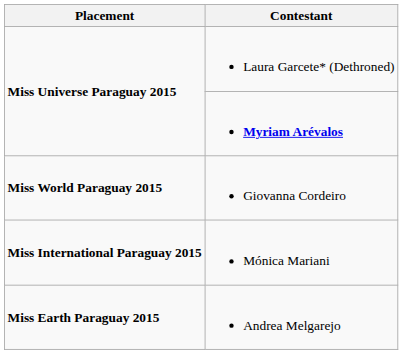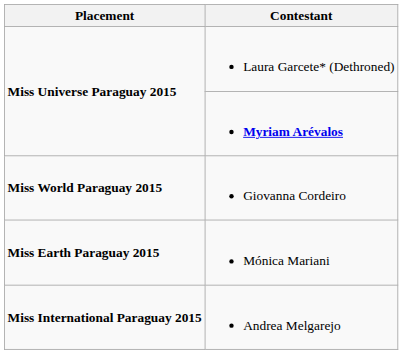(105, 252) Miss International Paraguay 2015 -> (83, 252) Miss Earth Paraguay 2015
(83, 317) Miss Earth Paraguay 2015 -> (105, 317) Miss International Paraguay 2015
